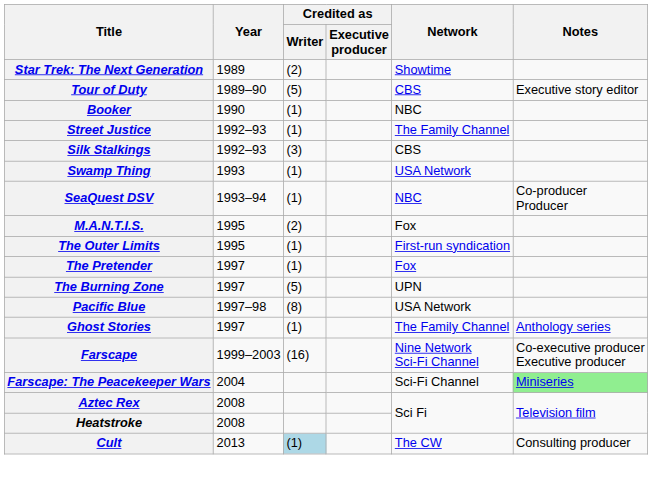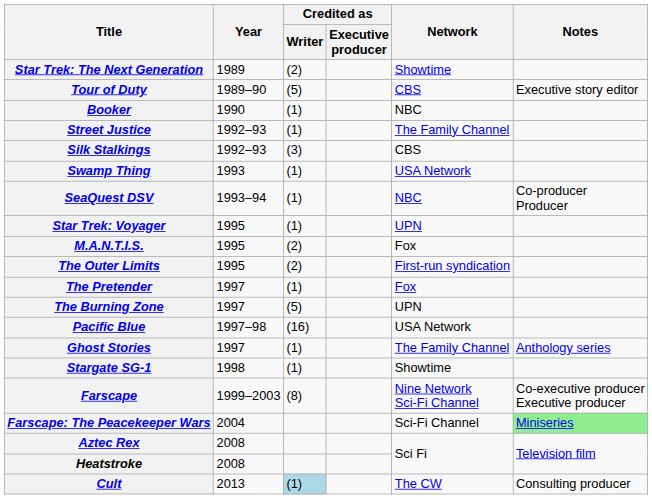+ row: (109, 226)
(294, 246) (1) -> (294, 266) (2)
(294, 307) (8) -> (298, 327) (16)
+ row: (109, 368)
(298, 355) (16) -> (294, 395) (8)
